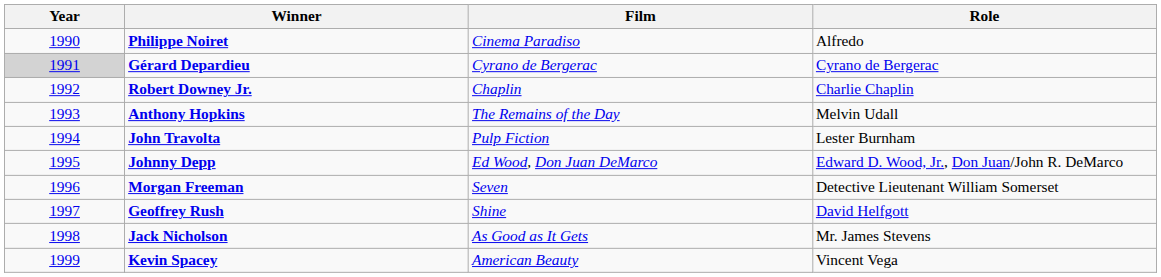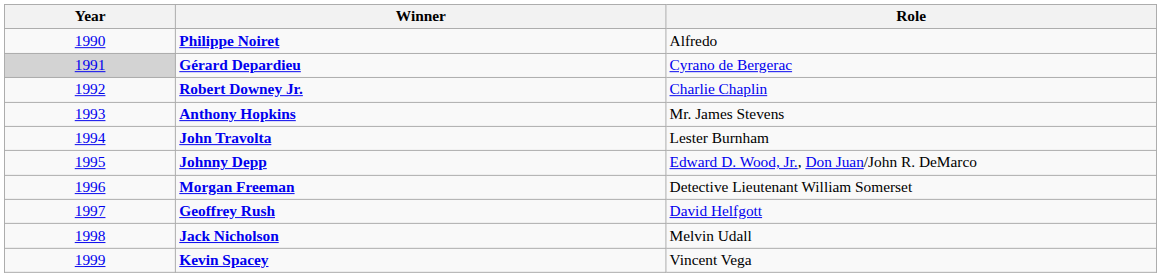- column: (640, 16)
(857, 114) Melvin Udall -> (727, 114) Mr. James Stevens
(873, 235) Mr. James Stevens -> (711, 235) Melvin Udall
